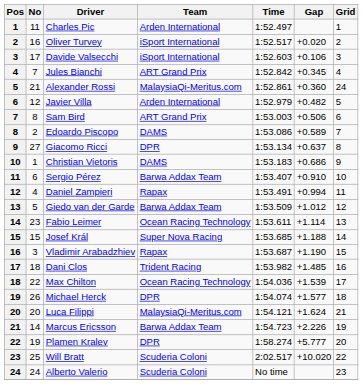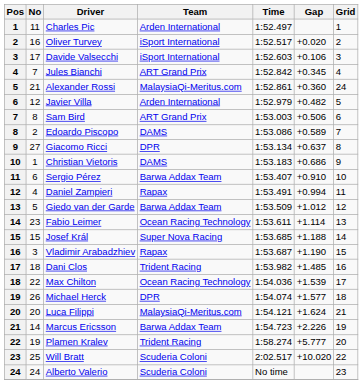(150, 342) DPR -> (170, 342) Trident Racing
